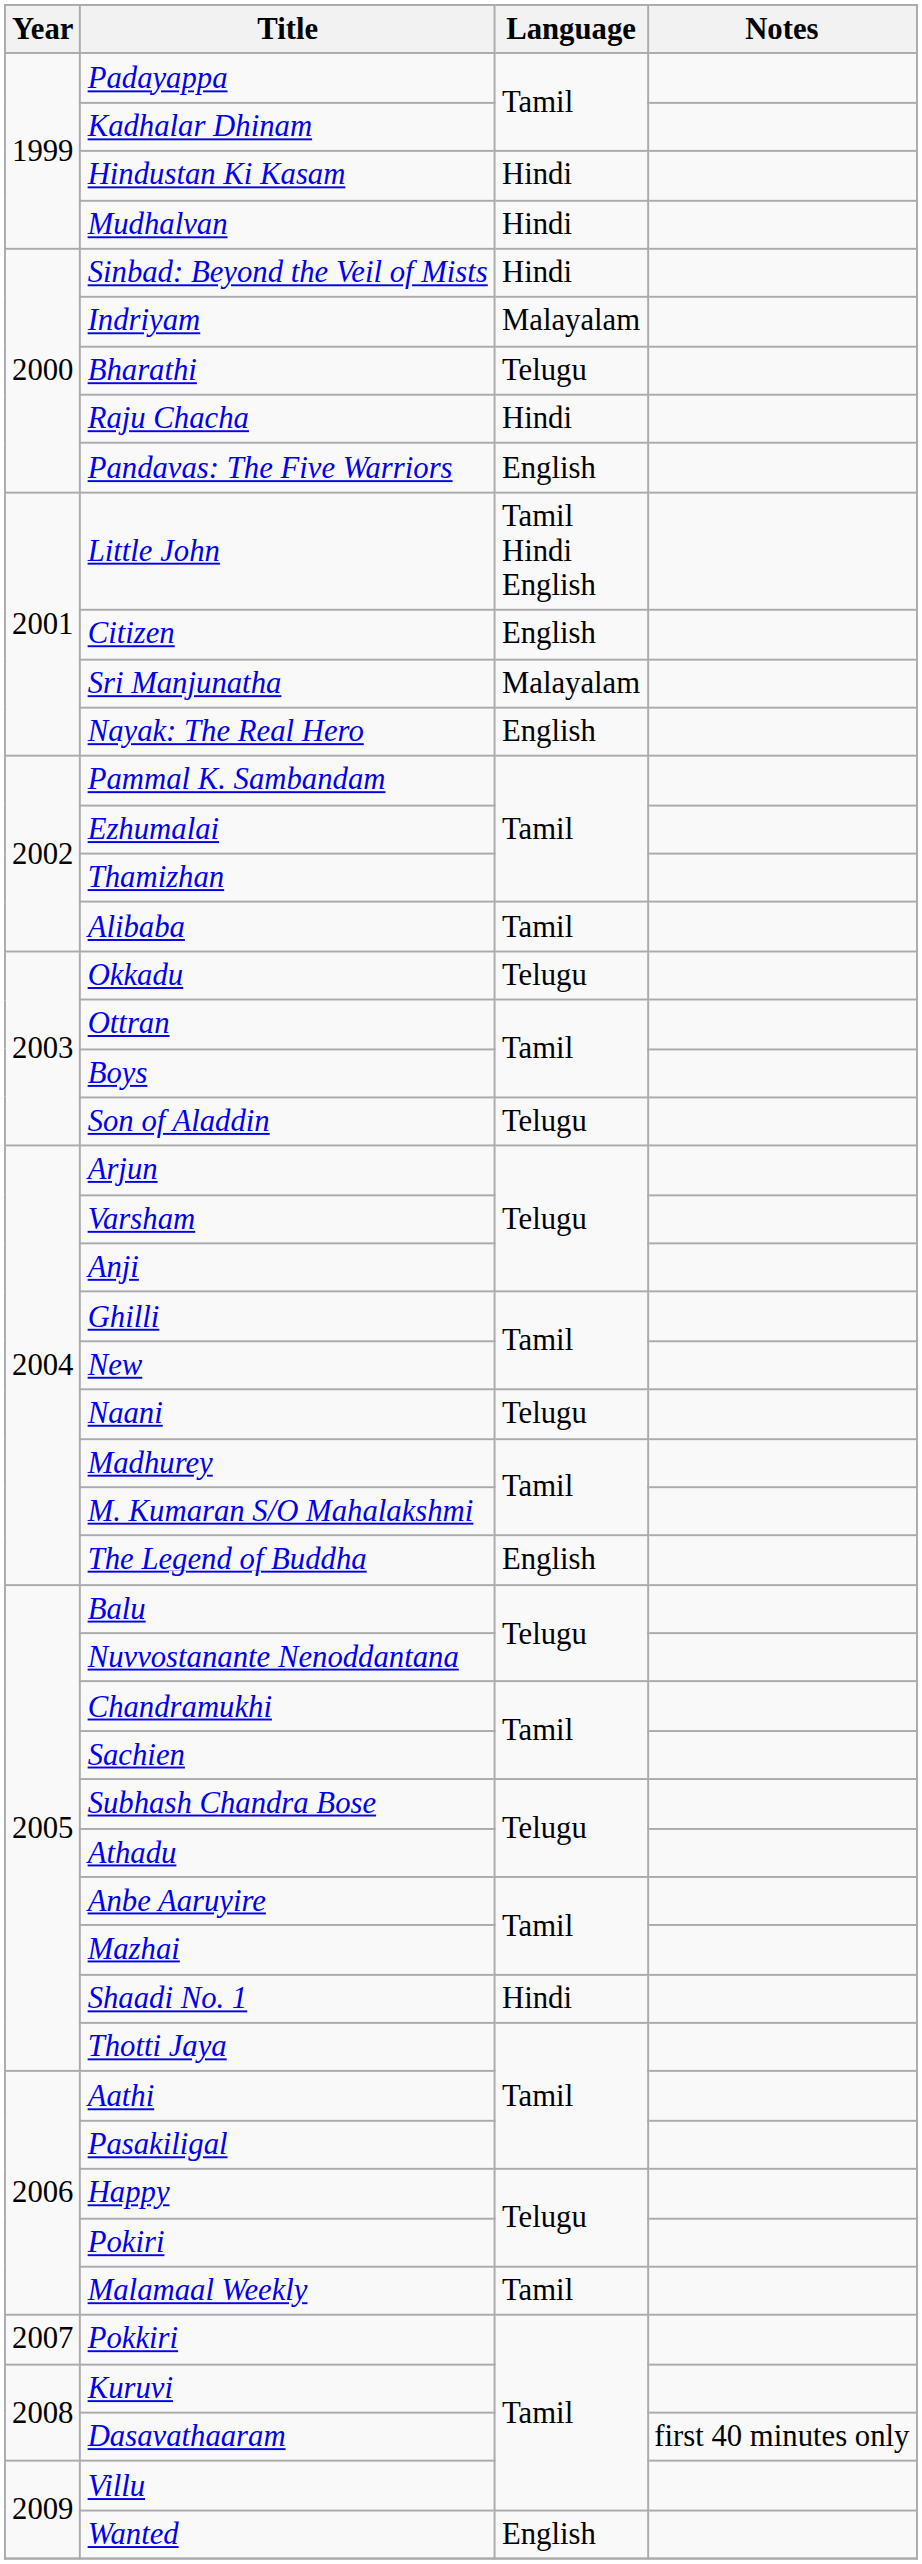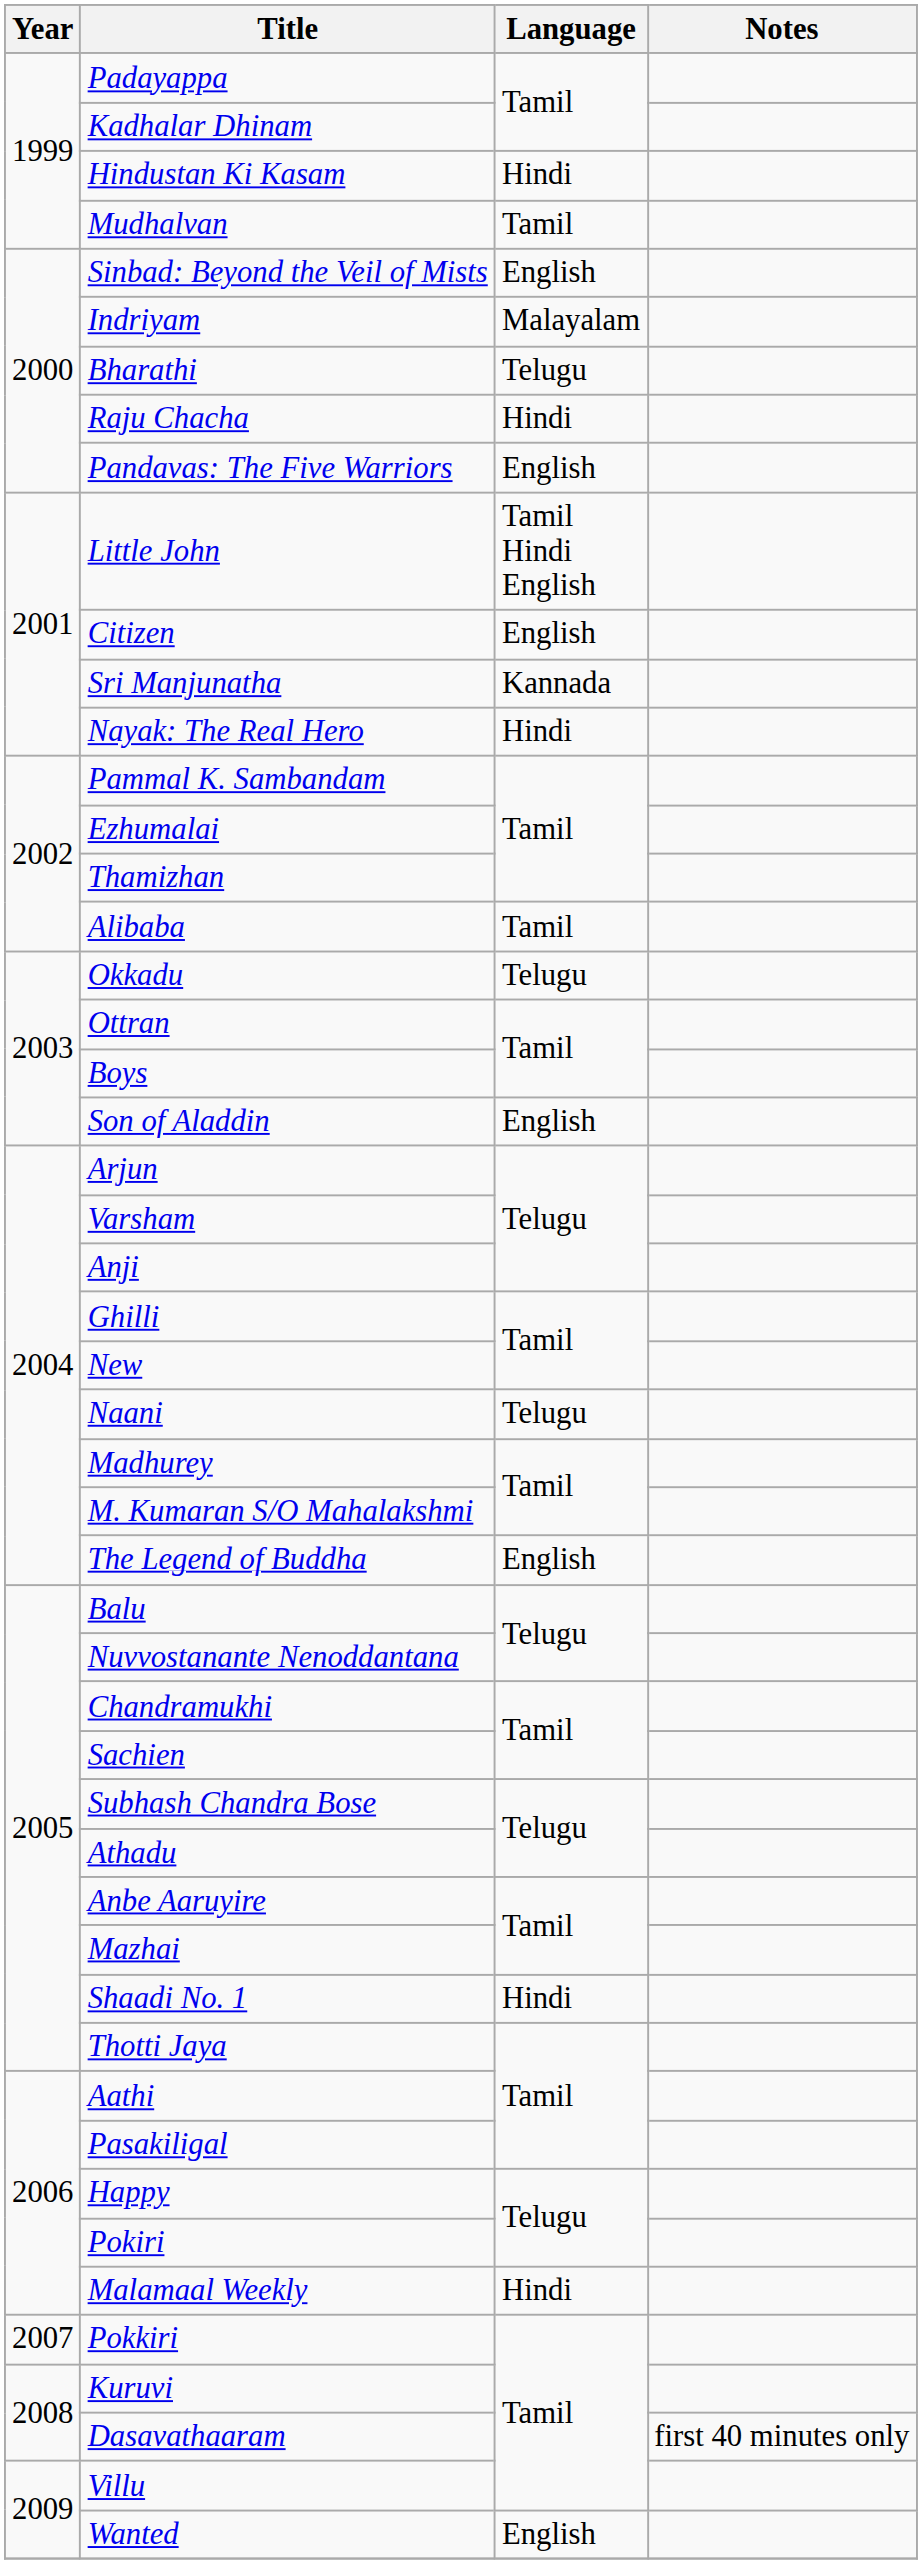(537, 223) Hindi -> (538, 223) Tamil
(537, 272) Hindi -> (549, 272) English
(571, 682) Malayalam -> (557, 682) Kannada
(549, 731) English -> (537, 731) Hindi
(544, 1121) Telugu -> (549, 1121) English
(538, 2290) Tamil -> (537, 2290) Hindi
